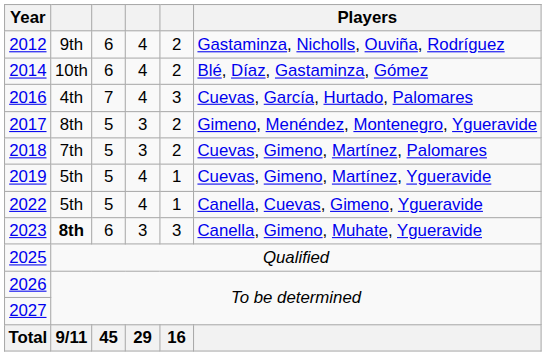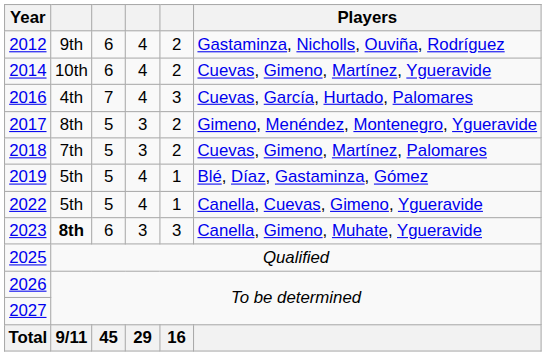(313, 71) Blé, Díaz, Gastaminza, Gómez -> (344, 71) Cuevas, Gimeno, Martínez, Ygueravide
(344, 177) Cuevas, Gimeno, Martínez, Ygueravide -> (313, 177) Blé, Díaz, Gastaminza, Gómez
